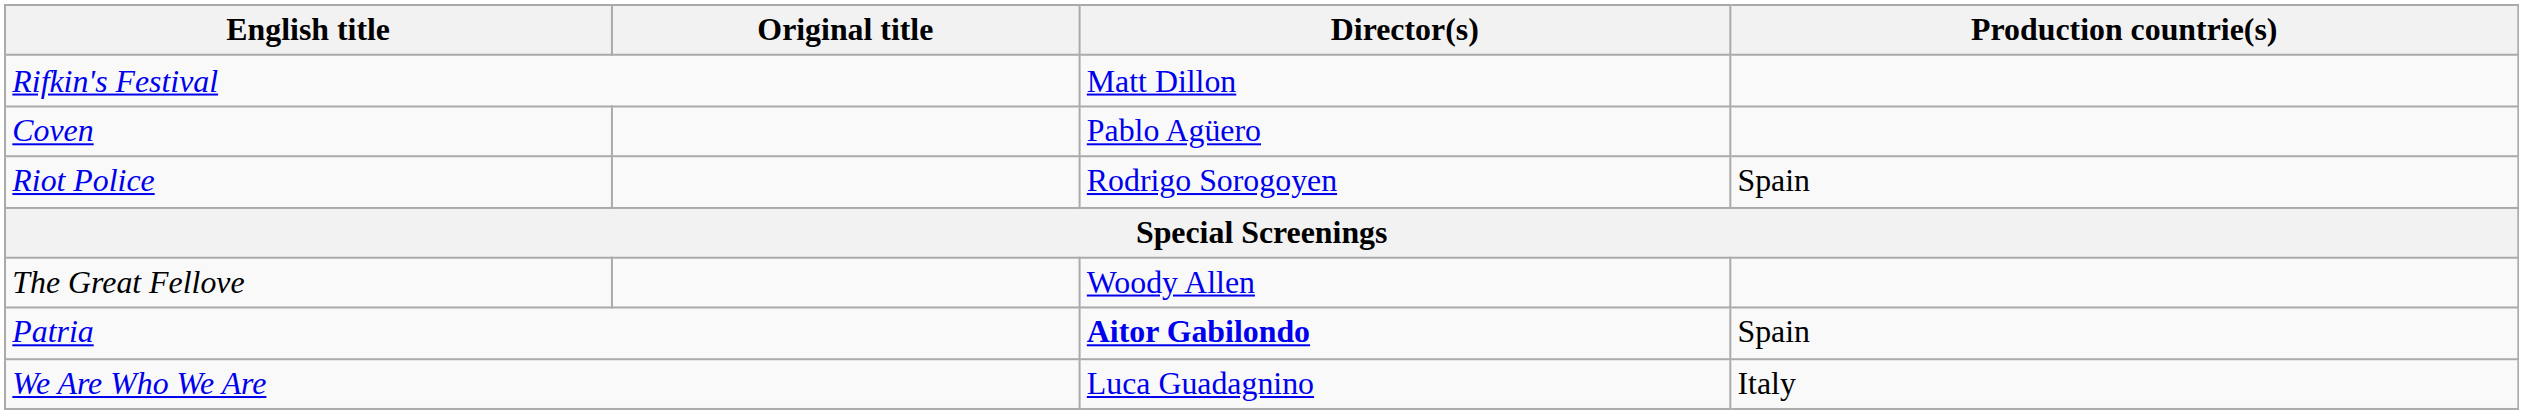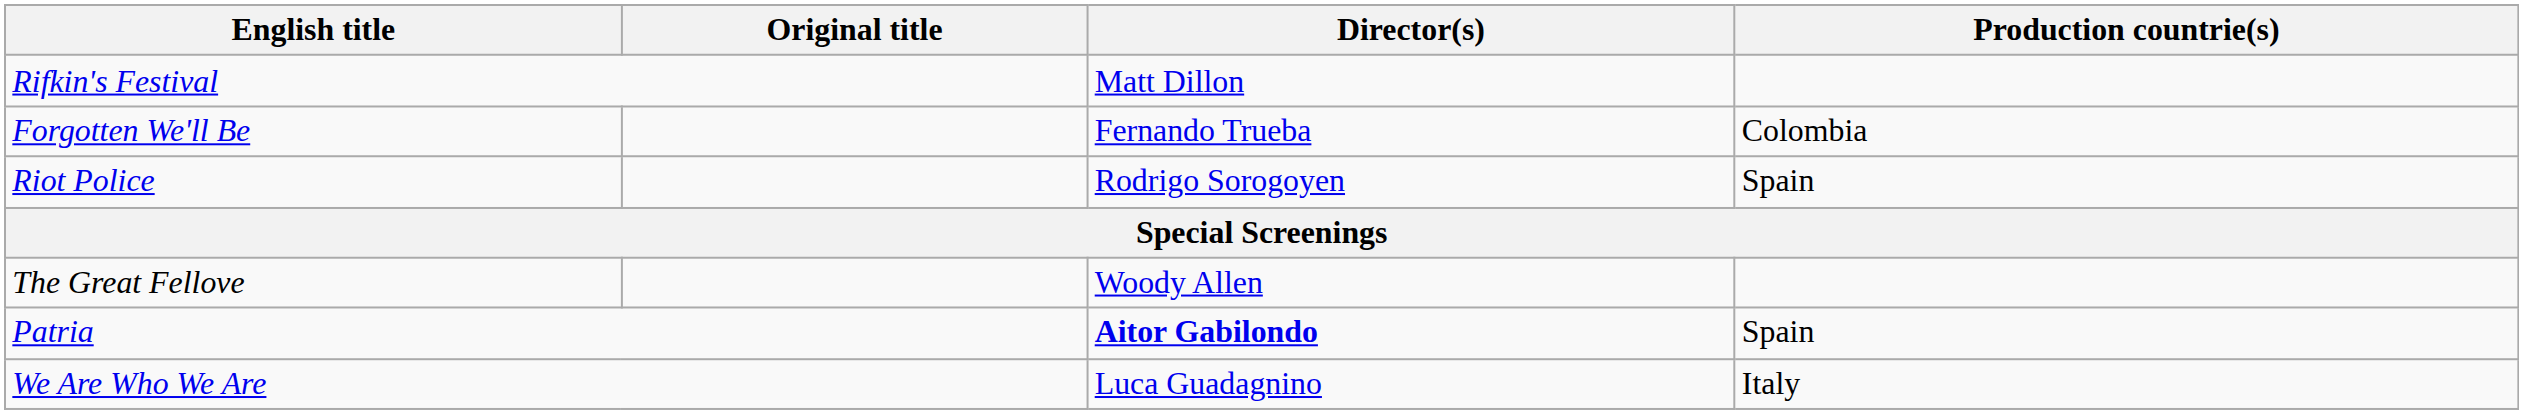+ row: (131, 130)
- row: (53, 130)
